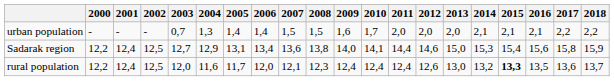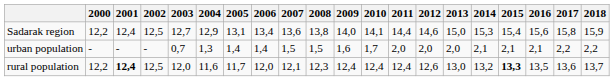rows swapped: (41, 48) <-> (45, 31)
(126, 66) normal -> (126, 66) bold
